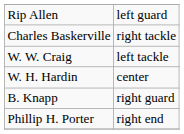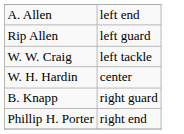+ row: (30, 14)
- row: (59, 35)
